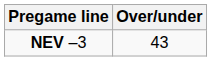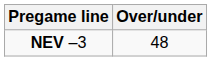(159, 42) 43 -> (159, 42) 48
